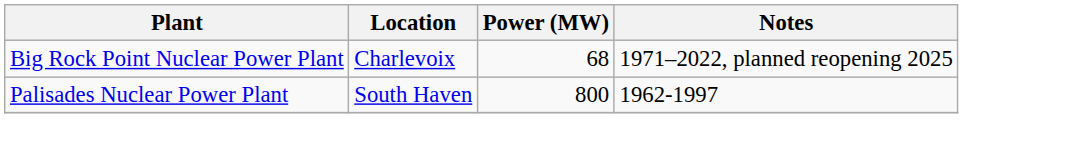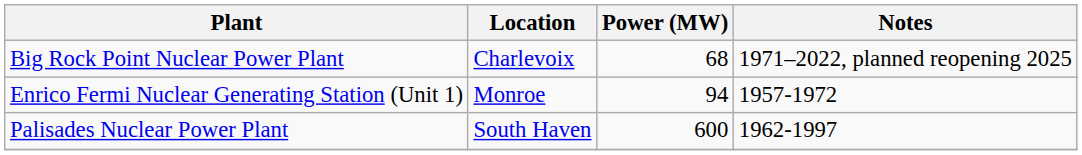+ row: (236, 94)
(592, 94) 800 -> (711, 130) 600
